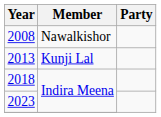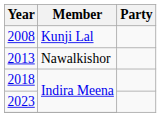(76, 36) Nawalkishor -> (67, 36) Kunji Lal
(67, 58) Kunji Lal -> (76, 58) Nawalkishor
